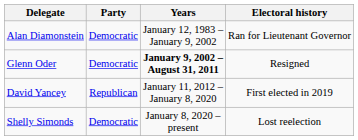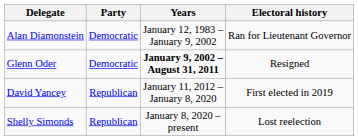(113, 121) Democratic -> (113, 121) Republican
